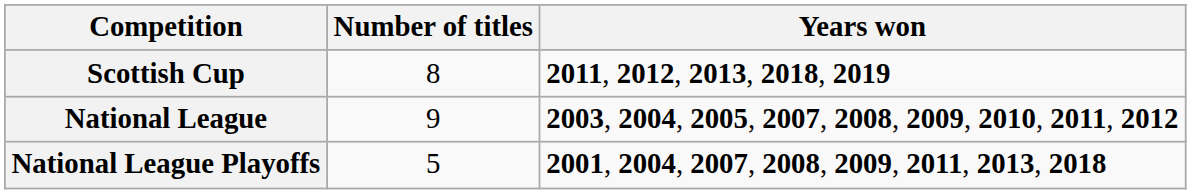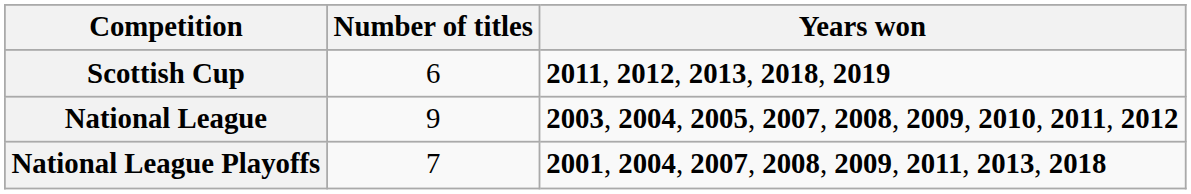(433, 73) 8 -> (433, 73) 6
(433, 164) 5 -> (433, 164) 7
